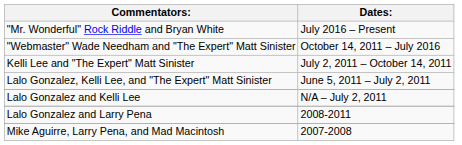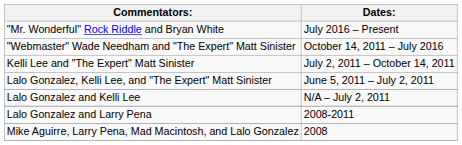+ row: (153, 132)
- row: (116, 132)
